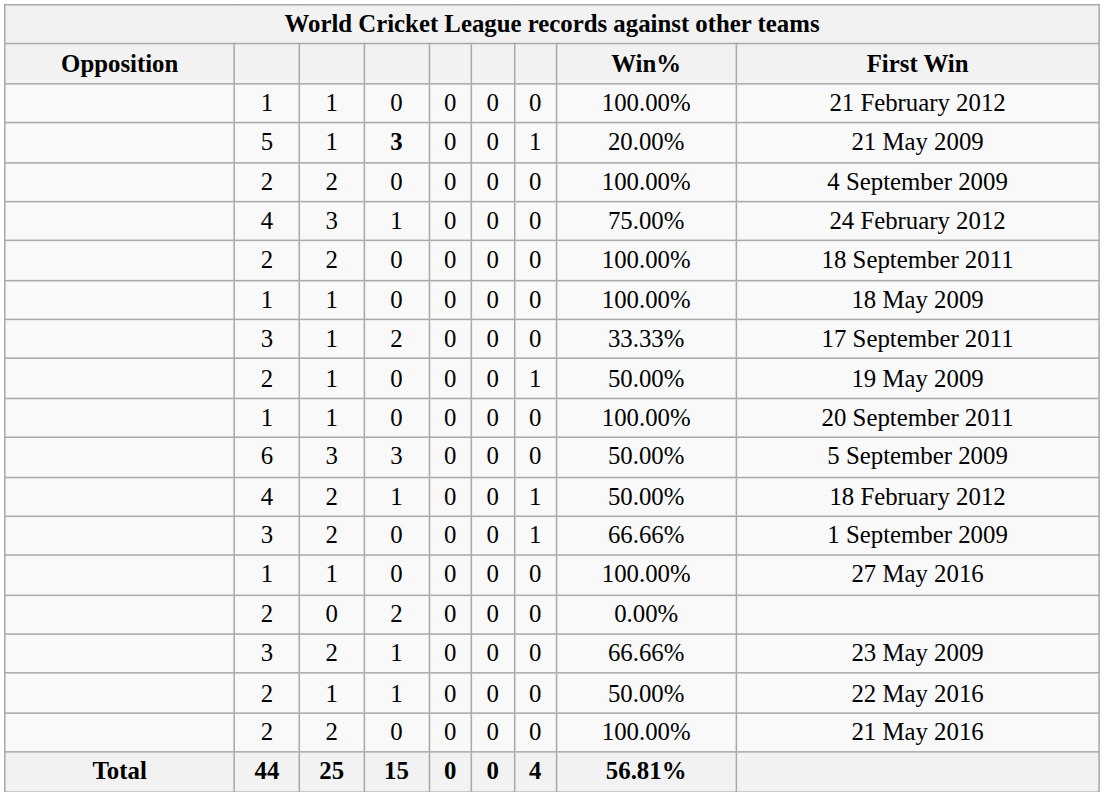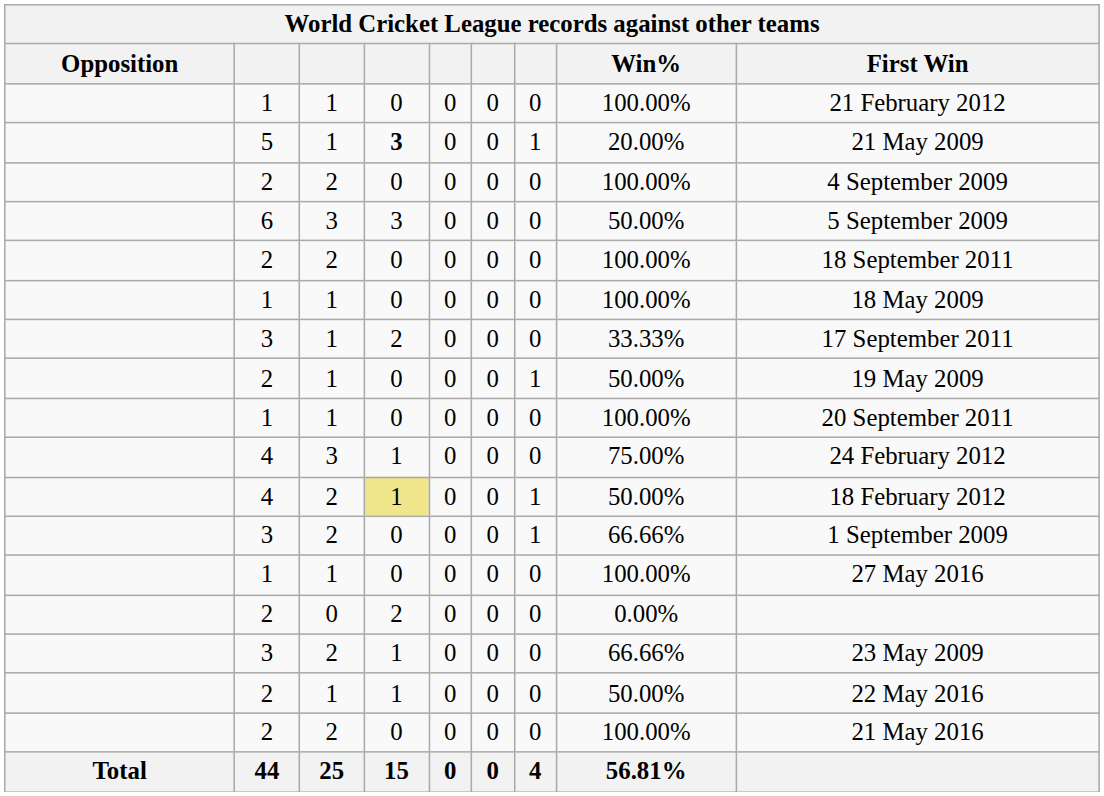rows swapped: (267, 220) <-> (267, 456)
(396, 496) no background -> (396, 496) khaki background
